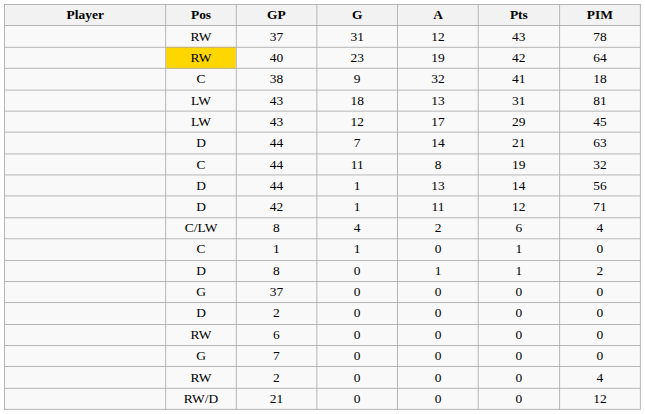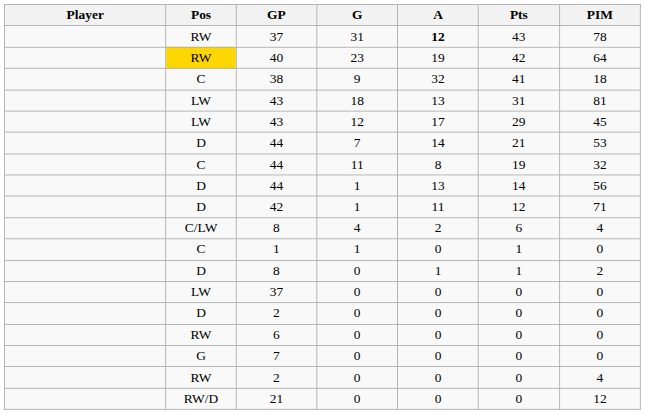(438, 36) normal -> (438, 36) bold
(600, 143) 63 -> (600, 143) 53
(201, 292) G -> (201, 292) LW
